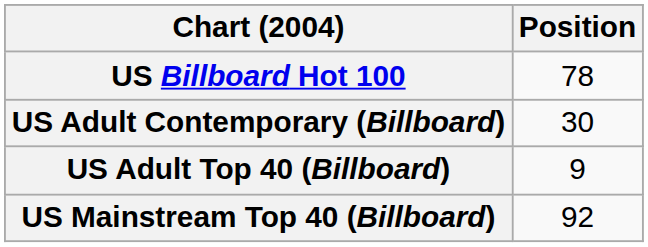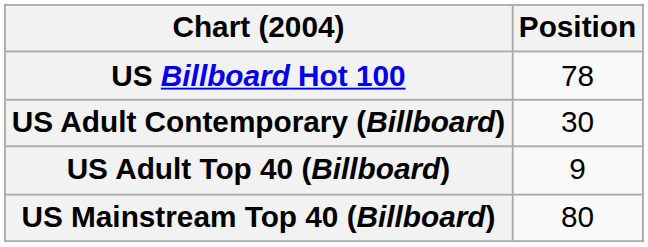(577, 216) 92 -> (577, 216) 80
